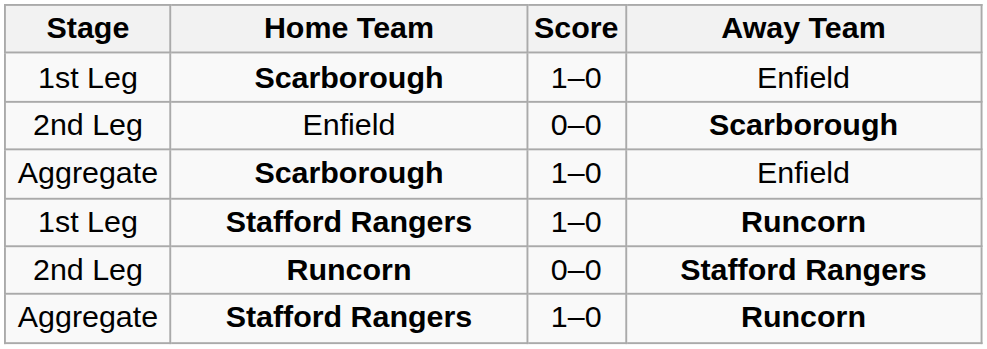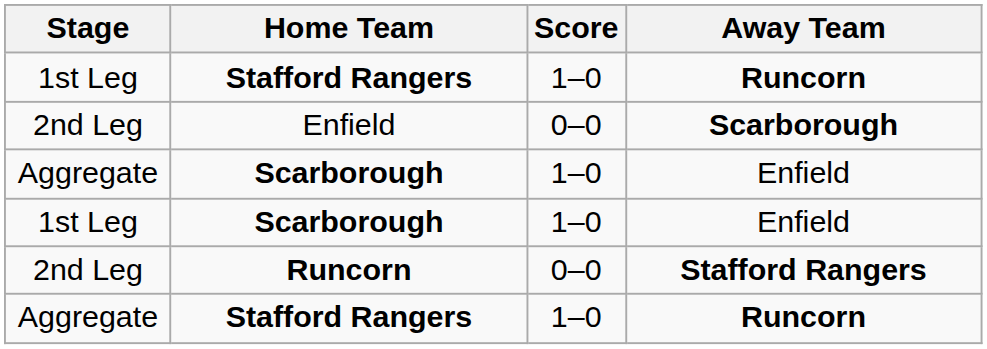rows swapped: (88, 76) <-> (88, 221)
